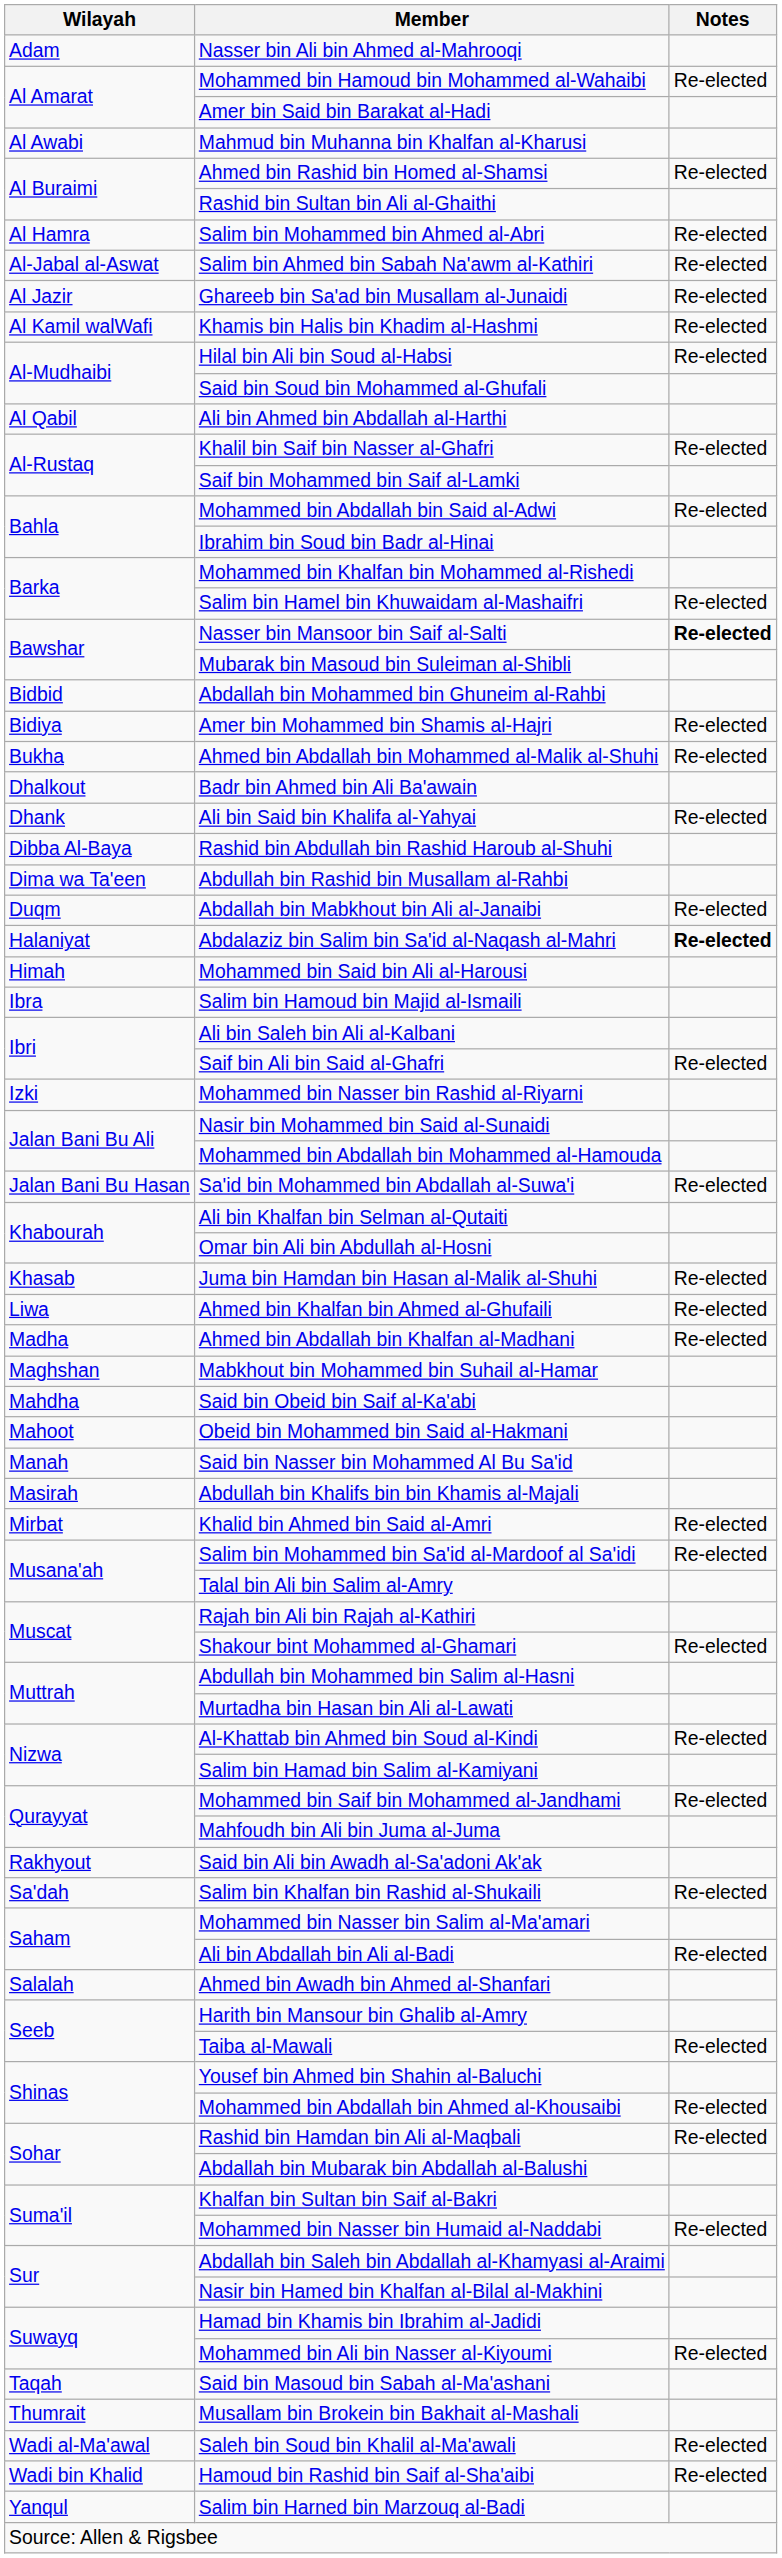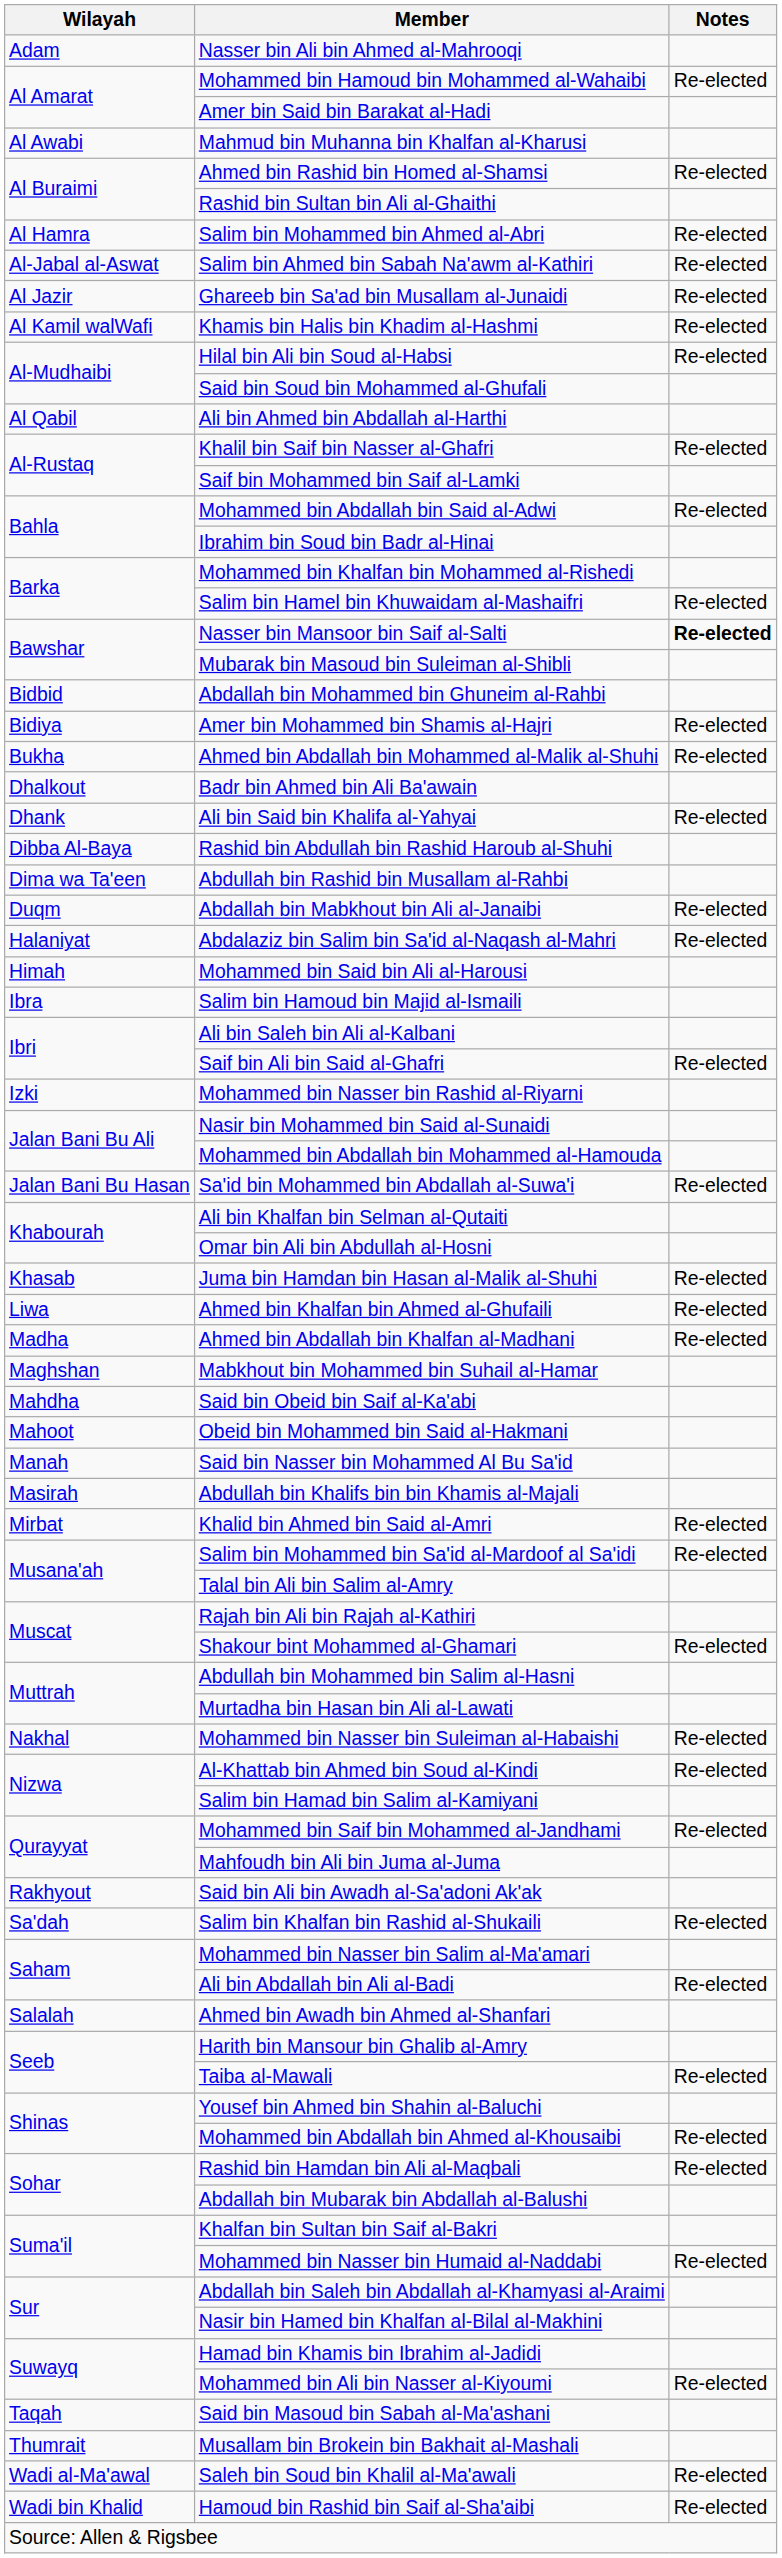(723, 940) bold -> (721, 940) normal
+ row: (409, 1739)
- row: (362, 2506)
